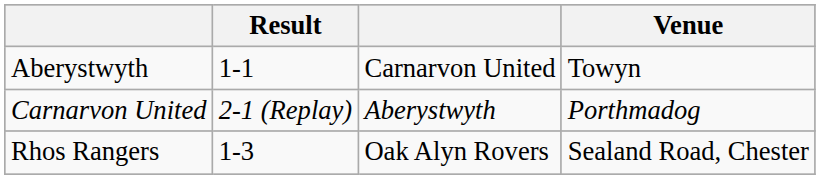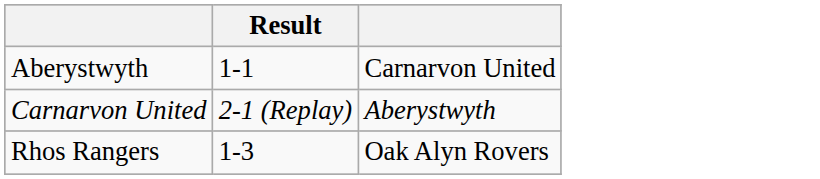- column: (688, 25)
